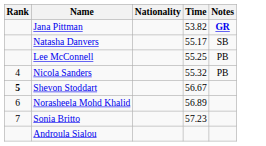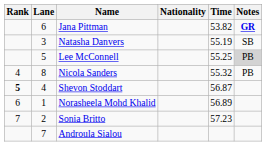+ column: (44, 12)
(196, 42) 55.17 -> (221, 42) 55.19
(223, 57) no background -> (248, 57) lightgrey background
(196, 88) 56.67 -> (221, 88) 56.87
